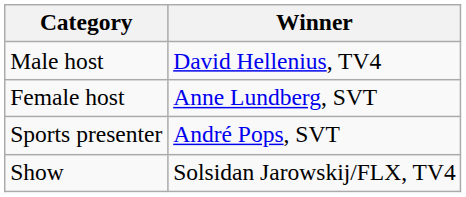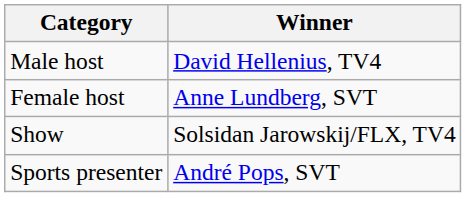rows swapped: (86, 135) <-> (37, 172)
